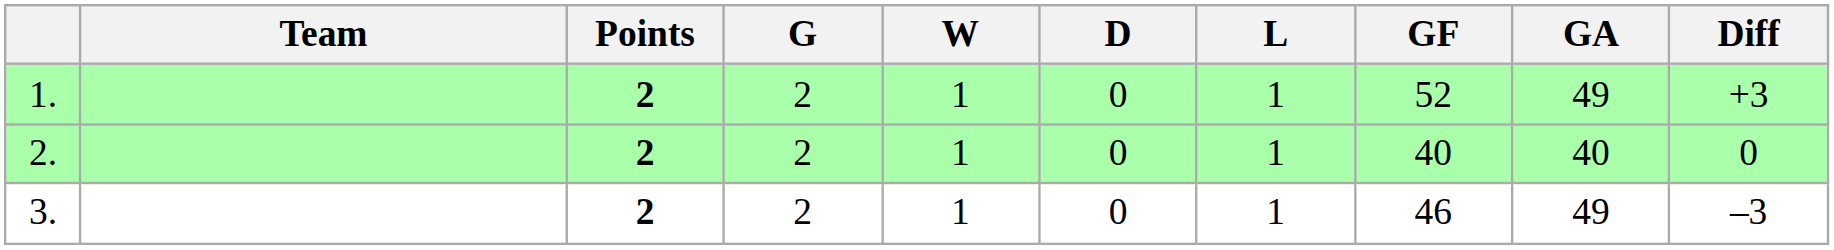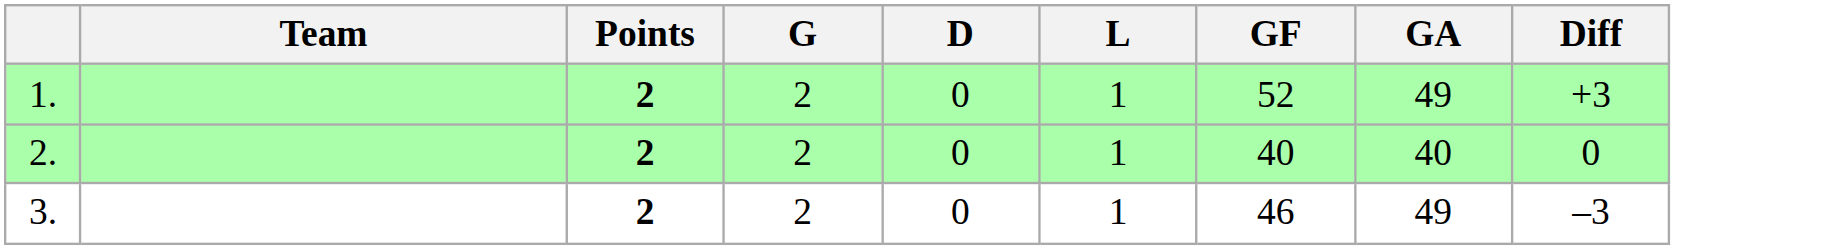- column: (960, 34)
